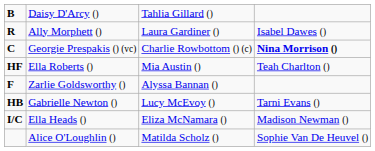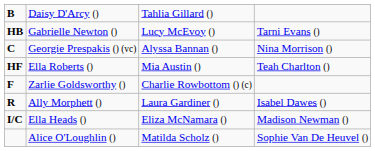rows swapped: (73, 102) <-> (65, 31)
(197, 48) Charlie Rowbottom () (c) -> (180, 48) Alyssa Bannan ()
(297, 48) bold -> (295, 48) normal
(180, 84) Alyssa Bannan () -> (197, 84) Charlie Rowbottom () (c)
